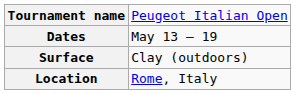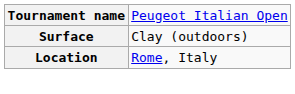- row: (66, 36)
